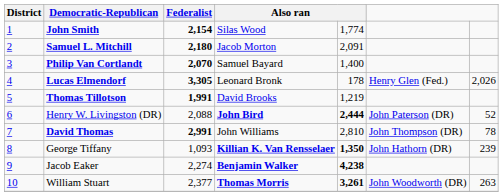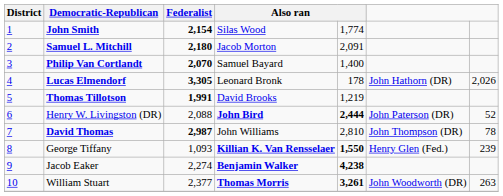(408, 81) Henry Glen (Fed.) -> (410, 81) John Hathorn (DR)
(200, 132) 2,991 -> (200, 132) 2,987
(352, 149) 1,350 -> (352, 149) 1,550
(410, 149) John Hathorn (DR) -> (408, 149) Henry Glen (Fed.)
